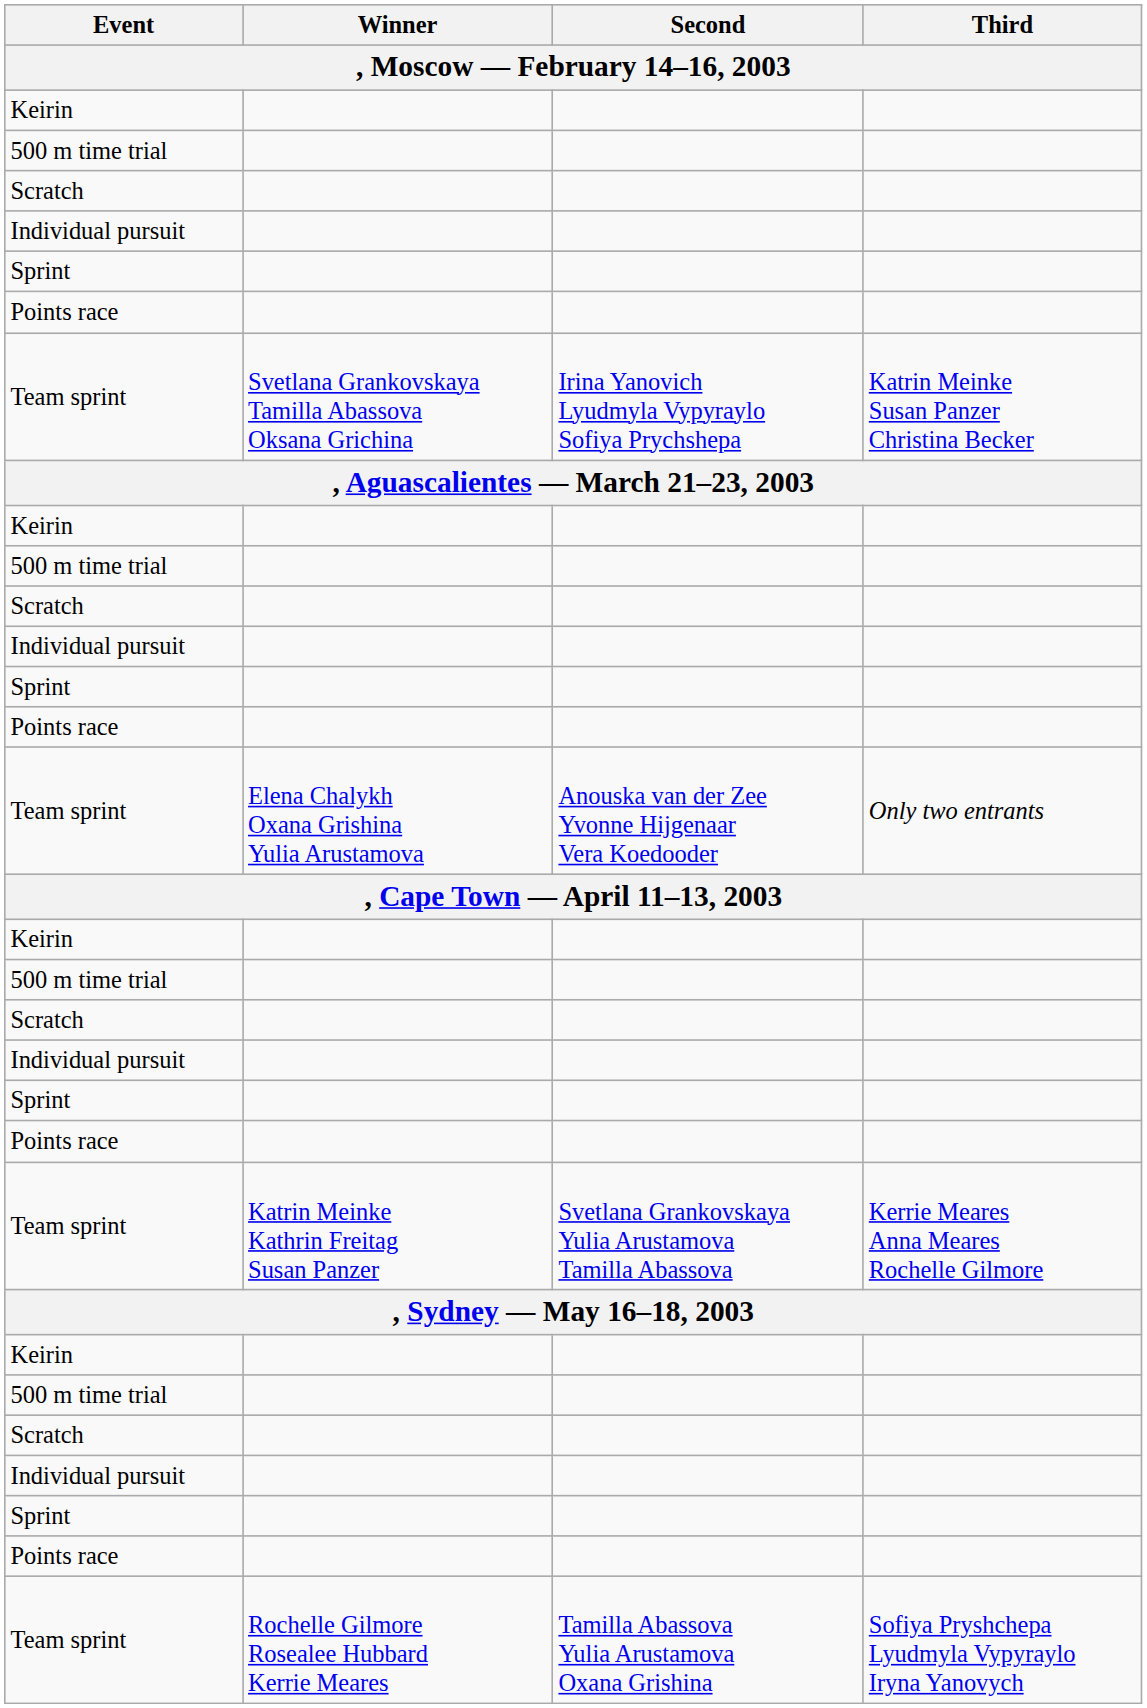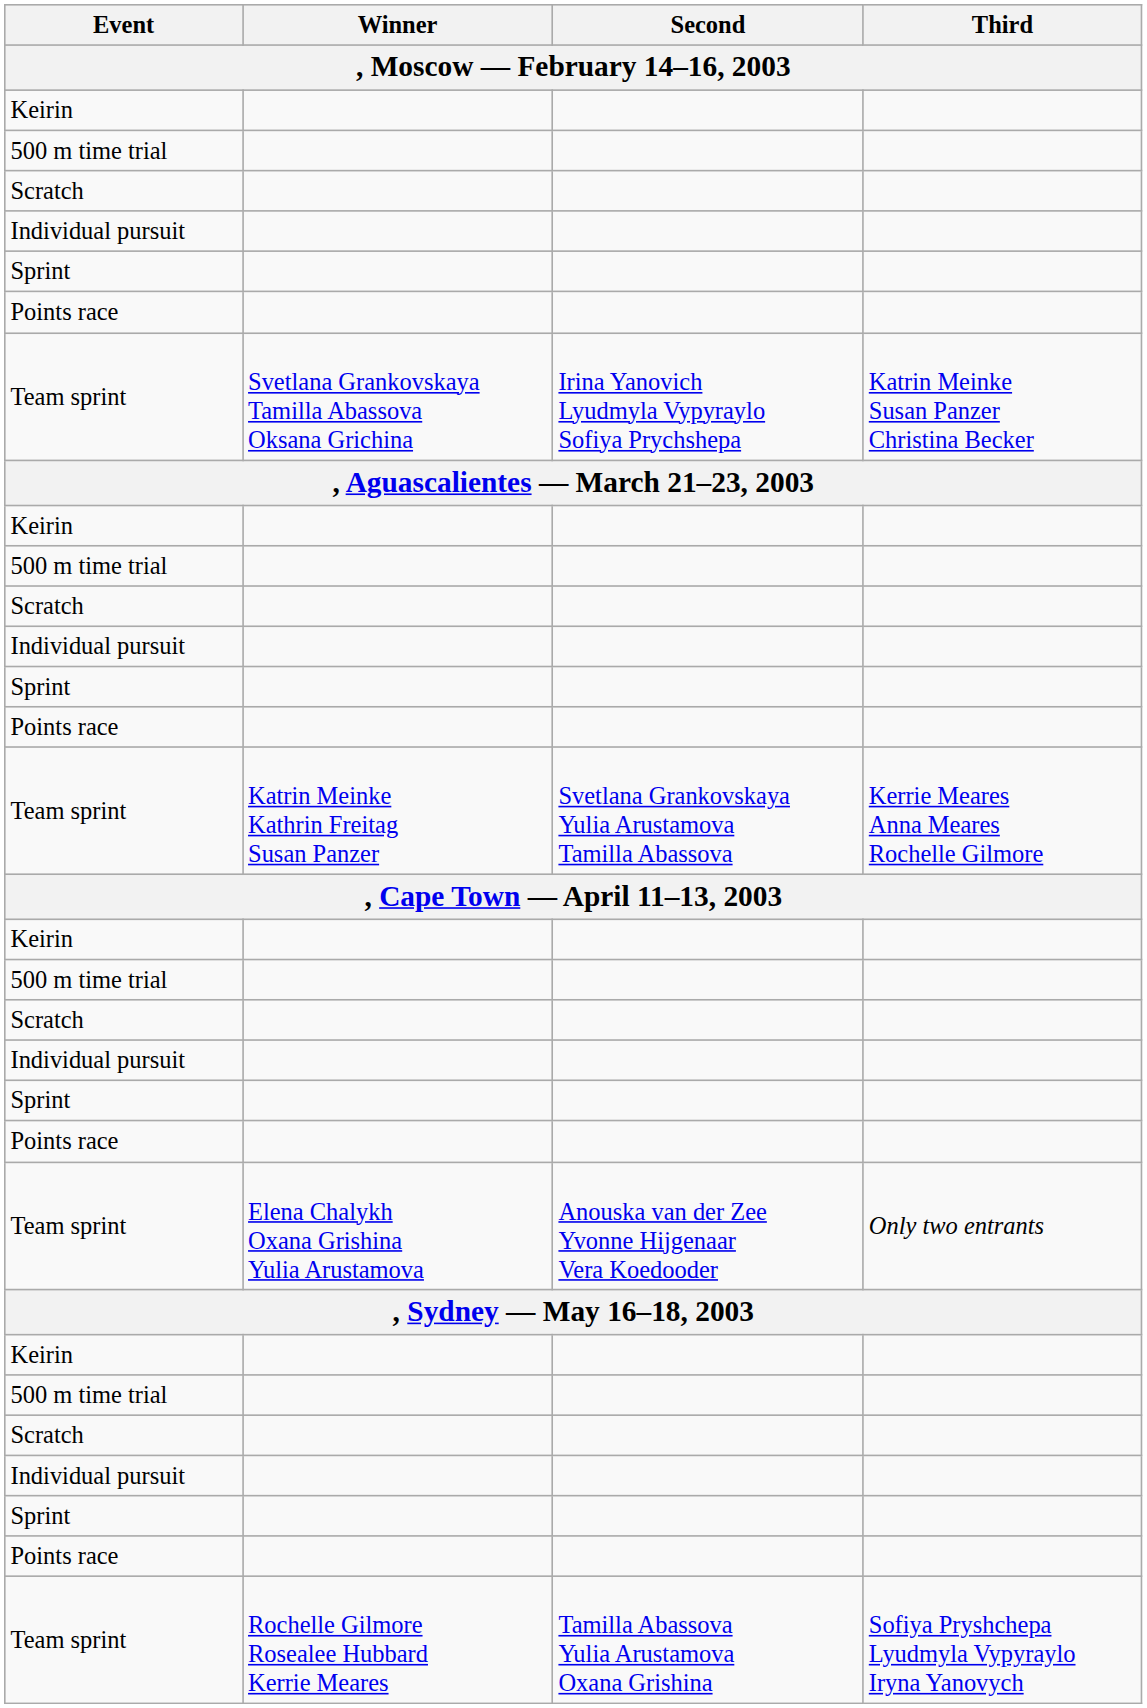rows swapped: (68, 810) <-> (68, 1225)
